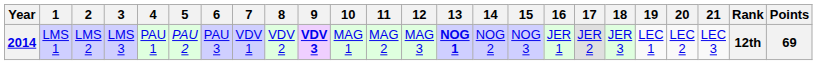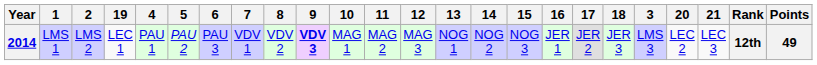columns swapped: (121, 14) <-> (651, 14)
(455, 42) bold -> (453, 42) normal
(790, 42) 69 -> (790, 42) 49
